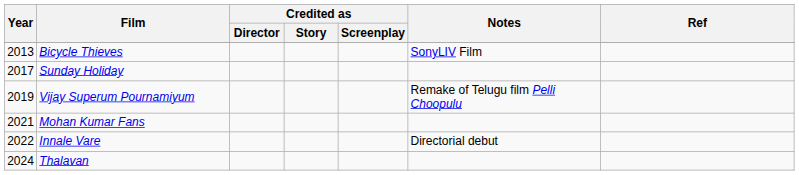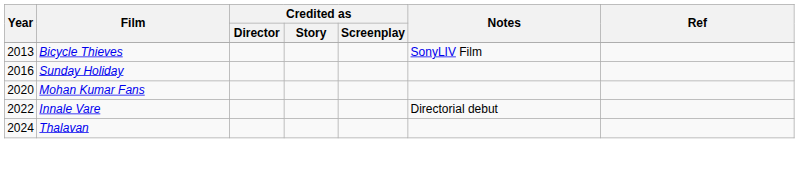(20, 71) 2017 -> (20, 71) 2016
- row: (117, 96)
(20, 122) 2021 -> (20, 90) 2020
